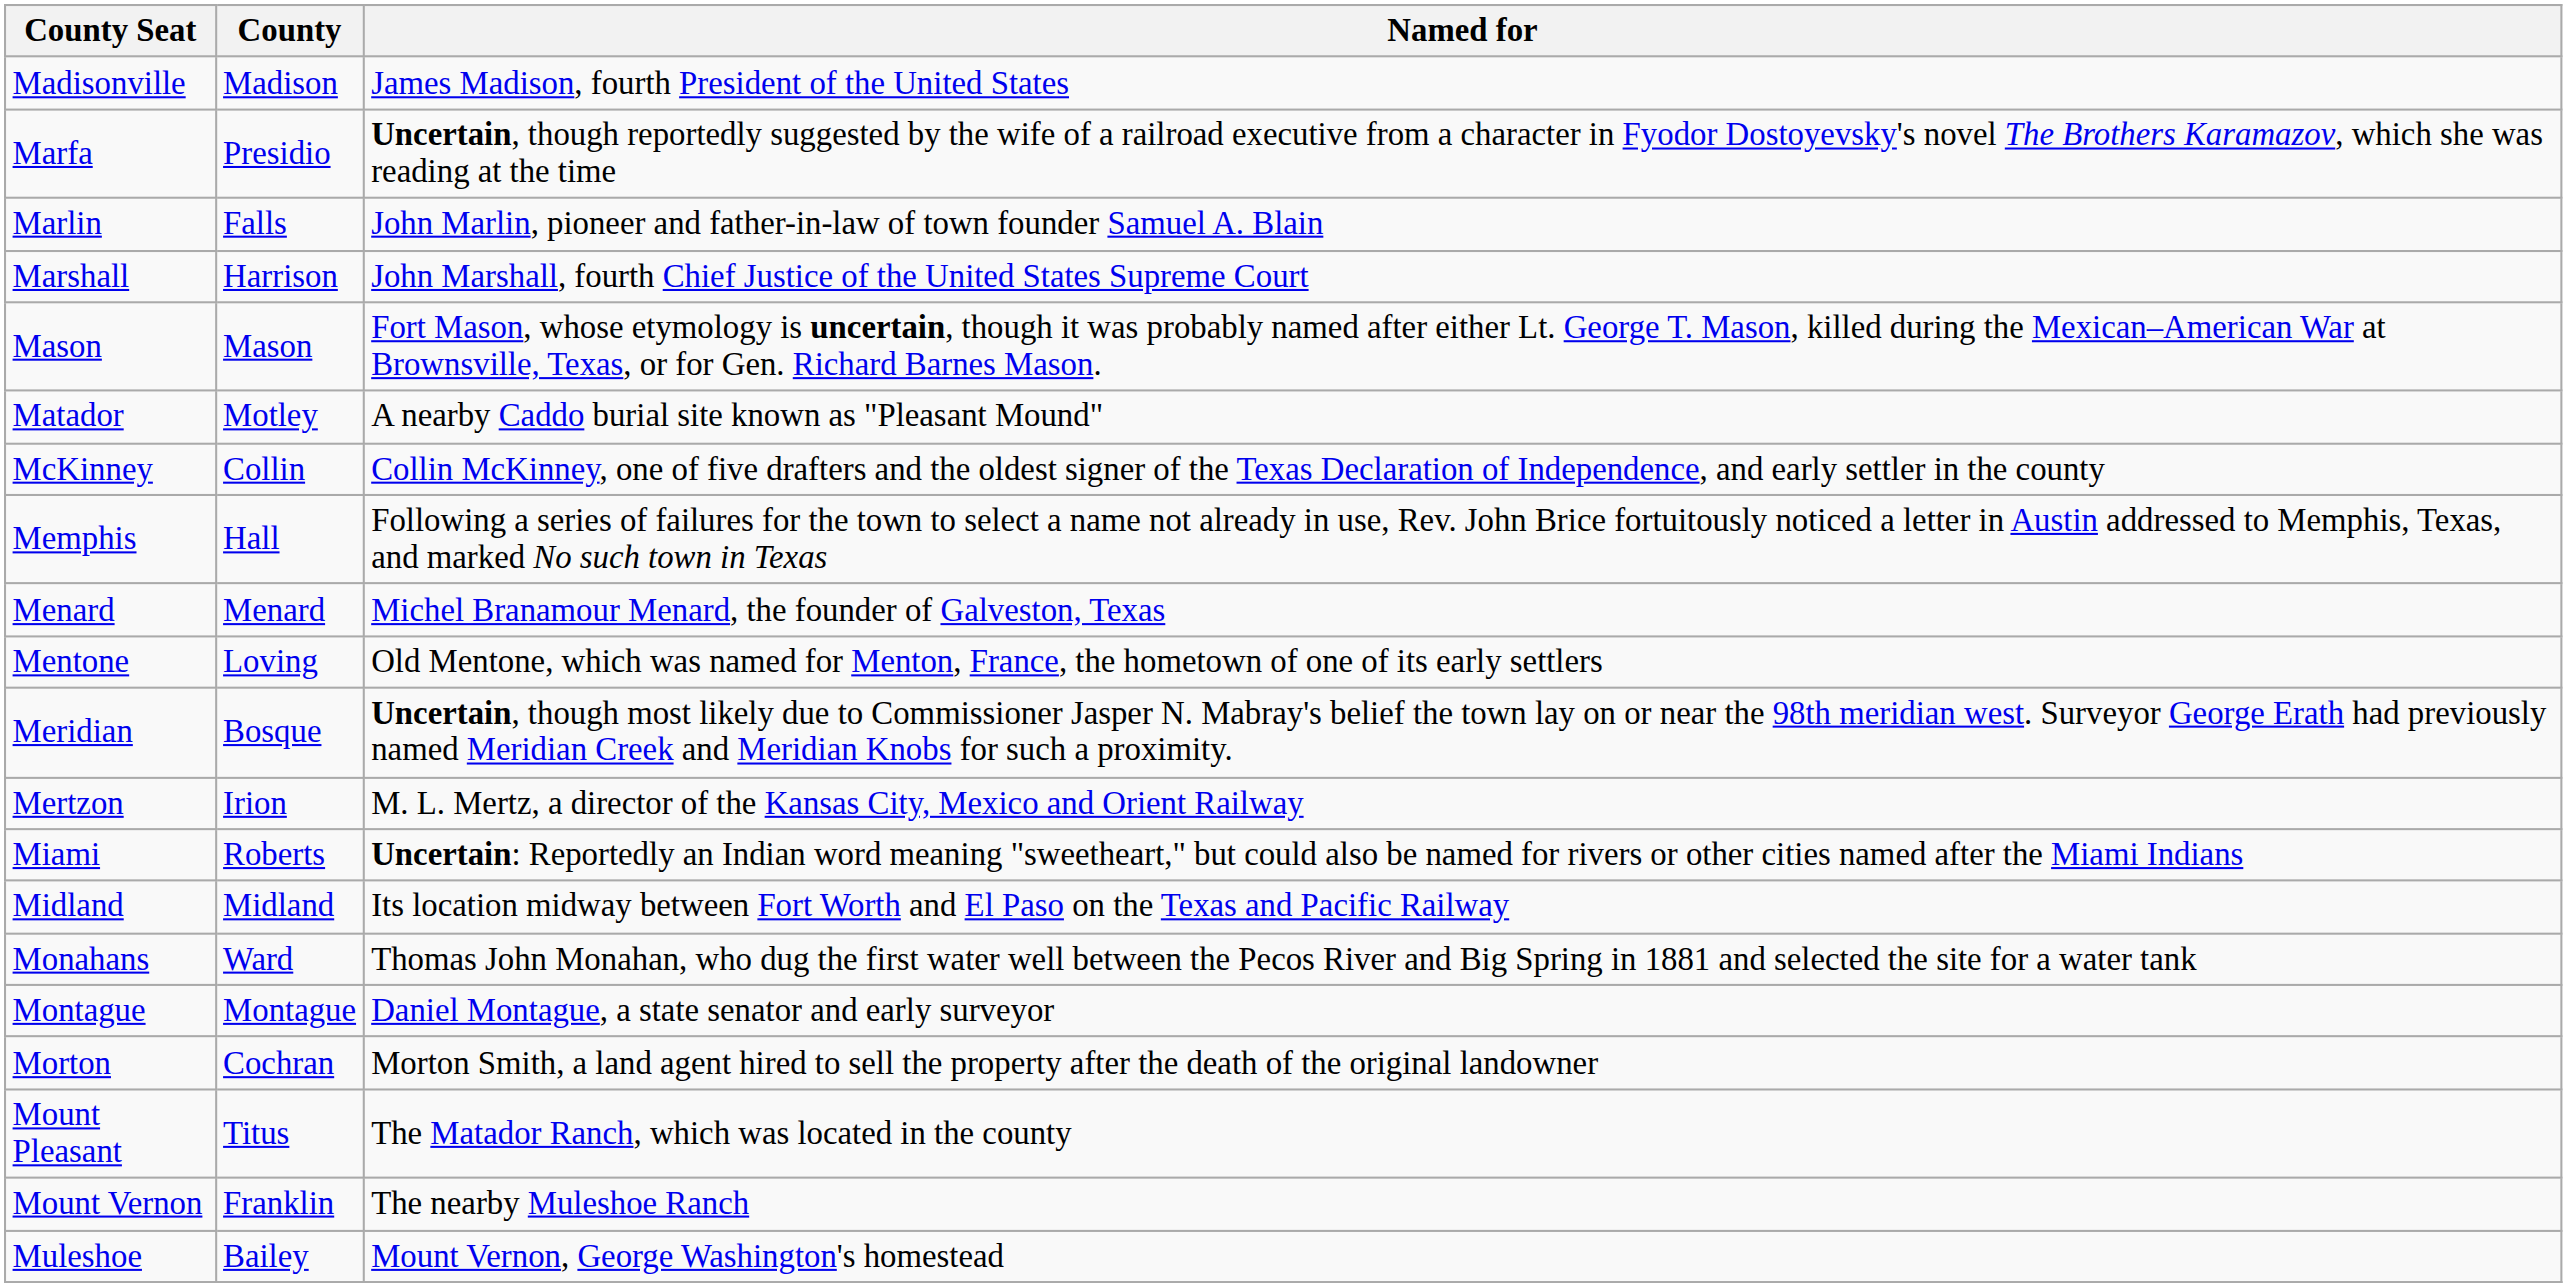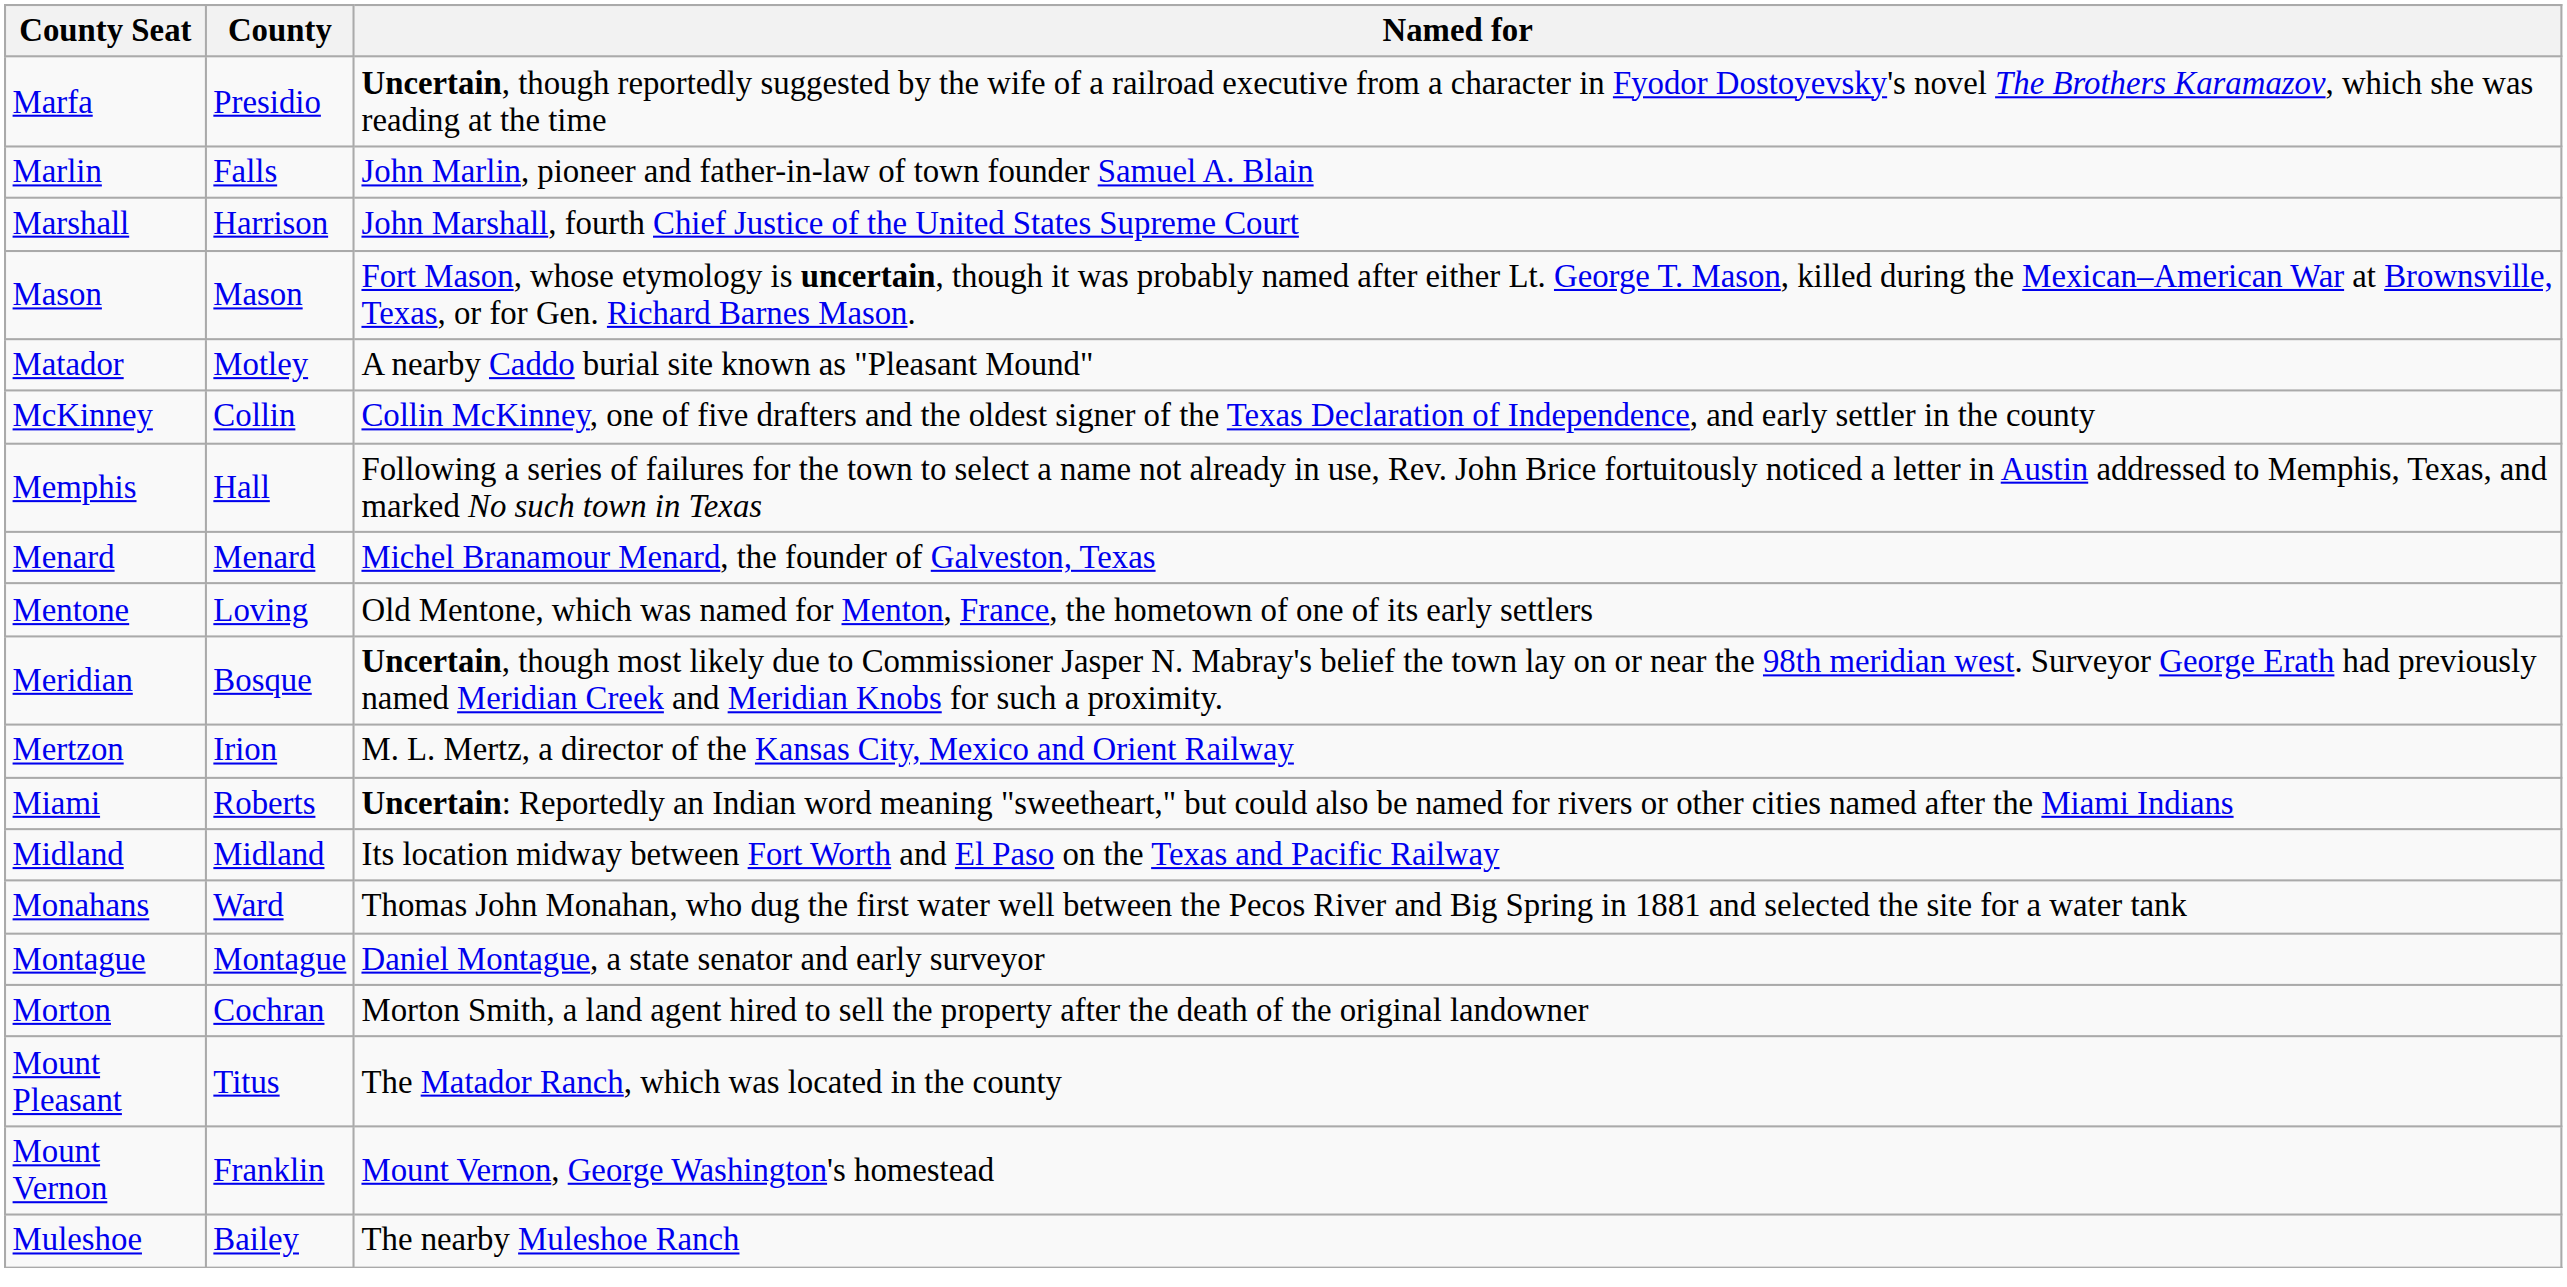- row: (99, 82)
(560, 1203) The nearby Muleshoe Ranch -> (678, 1169) Mount Vernon, George Washington's homestead
(688, 1255) Mount Vernon, George Washington's homestead -> (550, 1240) The nearby Muleshoe Ranch
